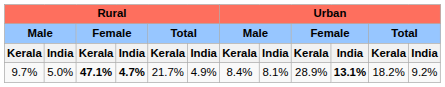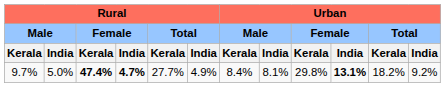(96, 72) 47.1% -> (96, 72) 47.4%
(168, 72) 21.7% -> (168, 72) 27.7%
(311, 72) 28.9% -> (311, 72) 29.8%
